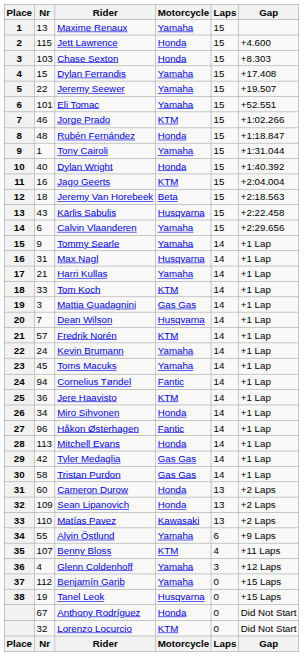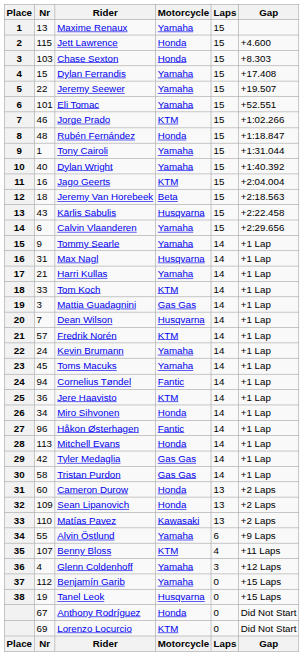(172, 166) Honda -> (176, 166) Yamaha
(42, 628) 32 -> (42, 628) 69
